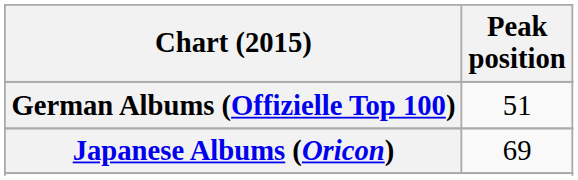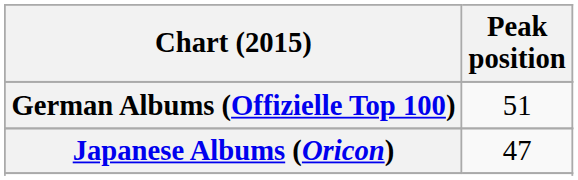(517, 150) 69 -> (517, 150) 47
